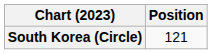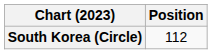(176, 37) 121 -> (176, 37) 112
